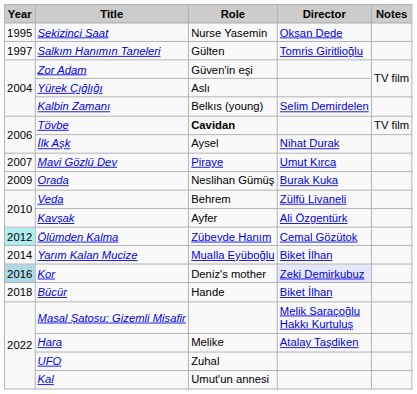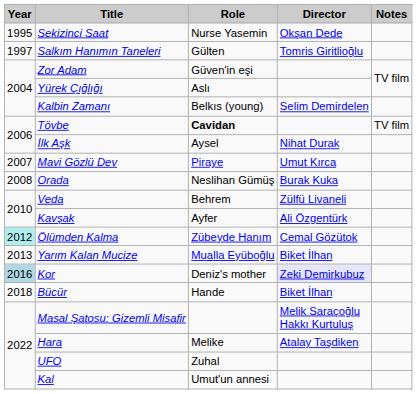(20, 181) 2009 -> (20, 181) 2008
(20, 255) 2014 -> (20, 255) 2013
